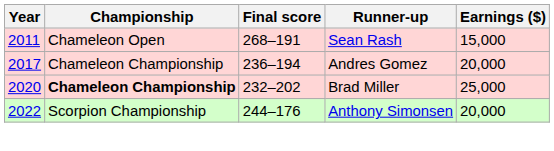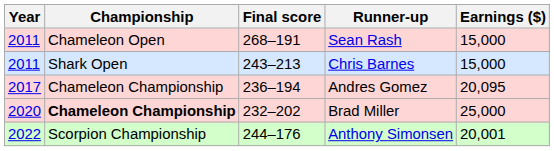+ row: (371, 64)
(483, 64) 20,000 -> (483, 87) 20,095
(483, 111) 20,000 -> (483, 134) 20,001
